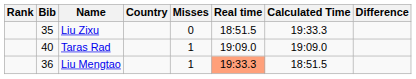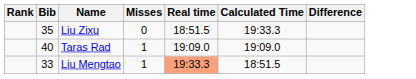- column: (147, 13)
(47, 64) 36 -> (47, 64) 33
